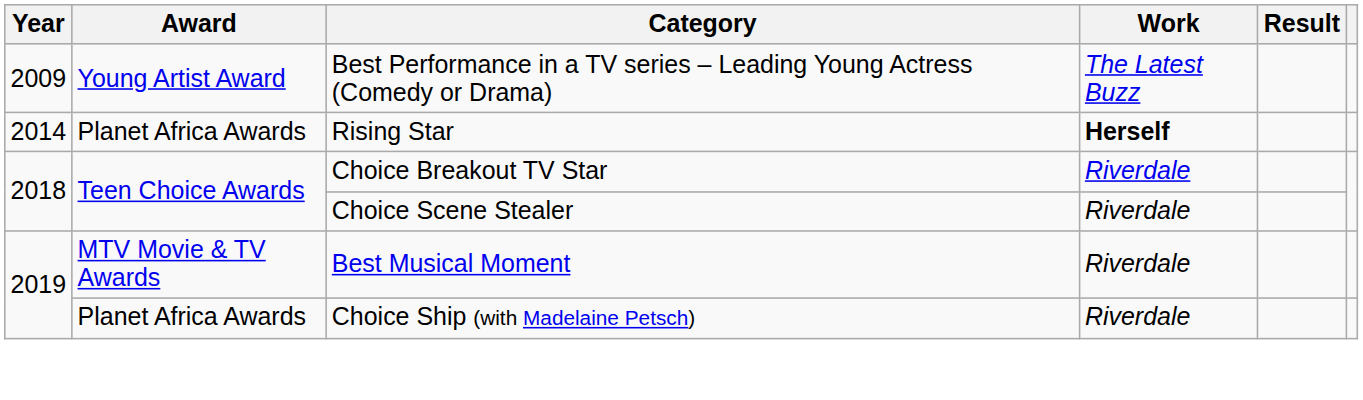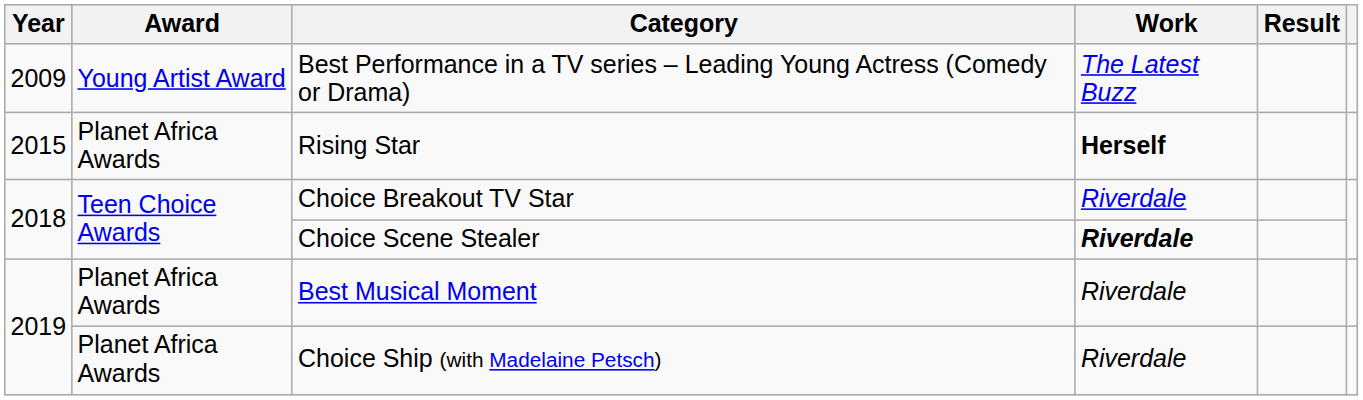(38, 131) 2014 -> (38, 145) 2015
(1138, 210) normal -> (1137, 238) bold
(172, 264) MTV Movie & TV Awards -> (148, 292) Planet Africa Awards
